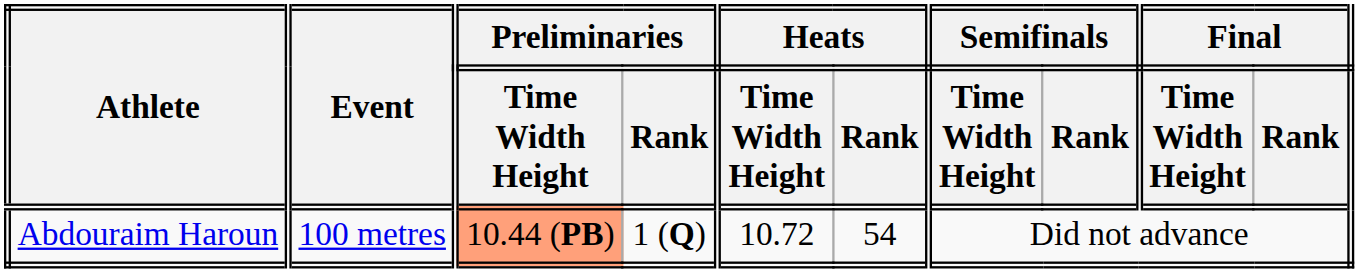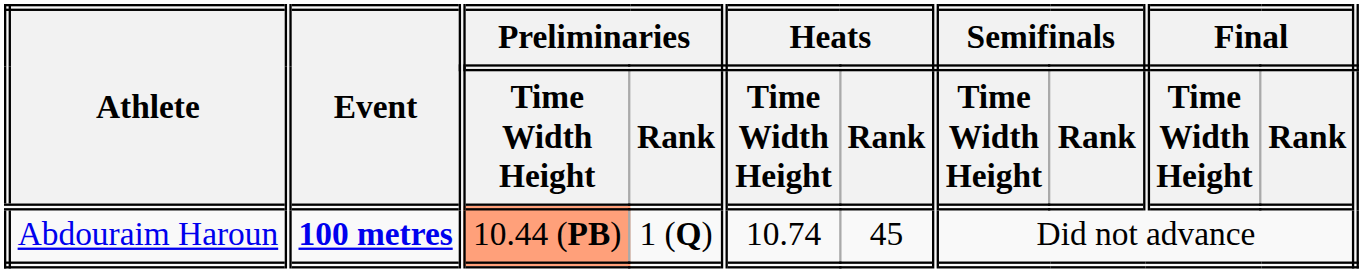(372, 235) normal -> (376, 235) bold
(777, 235) 10.72 -> (784, 235) 10.74
(880, 235) 54 -> (886, 235) 45
